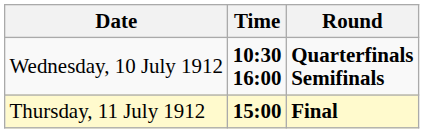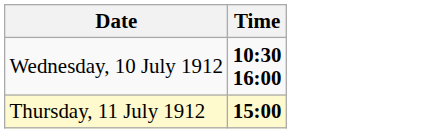- column: (352, 21)
